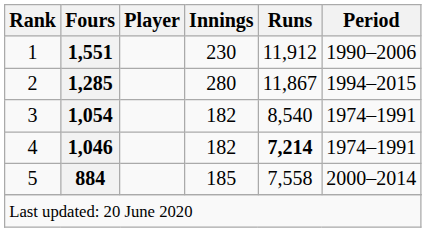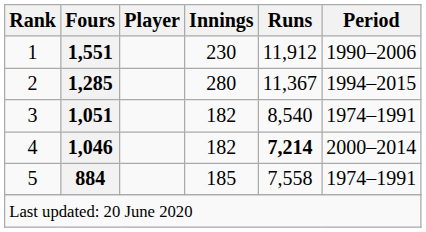(290, 83) 11,867 -> (290, 83) 11,367
(90, 115) 1,054 -> (90, 115) 1,051
(371, 147) 1974–1991 -> (371, 147) 2000–2014
(371, 178) 2000–2014 -> (371, 178) 1974–1991
